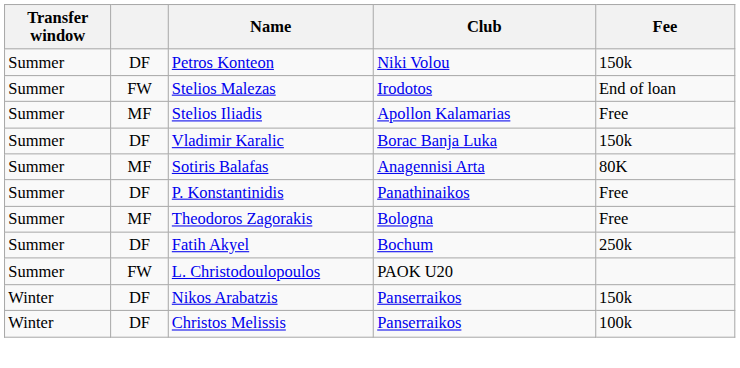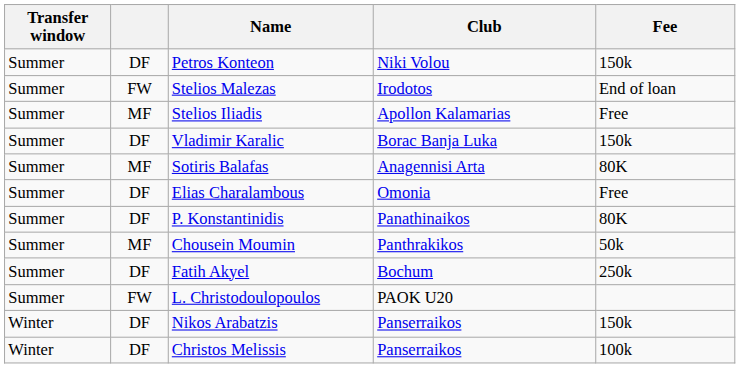+ row: (238, 192)
(614, 192) Free -> (613, 219) 80K
- row: (242, 219)
+ row: (233, 245)
